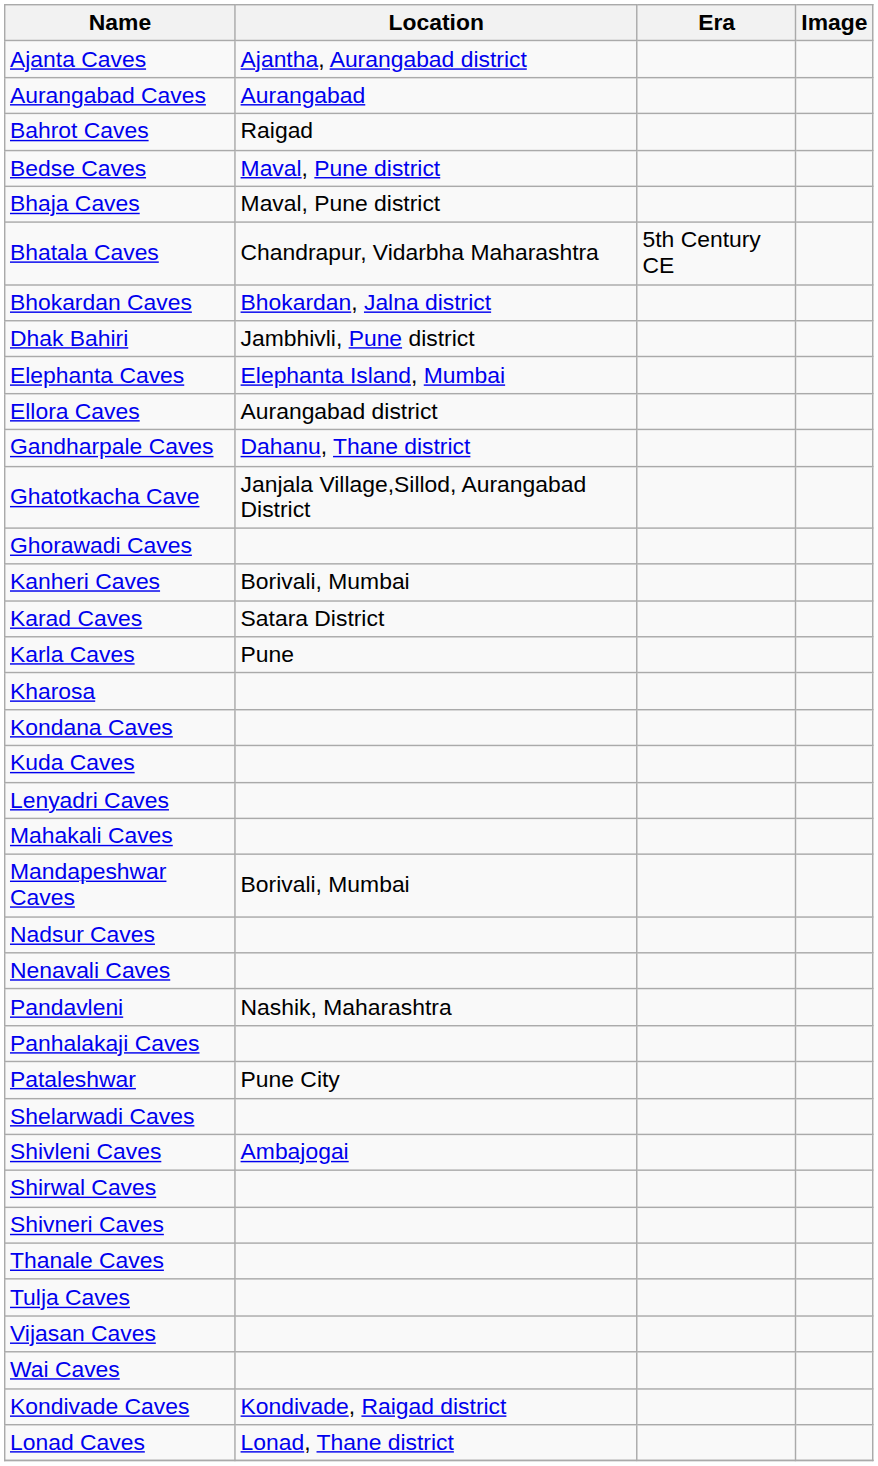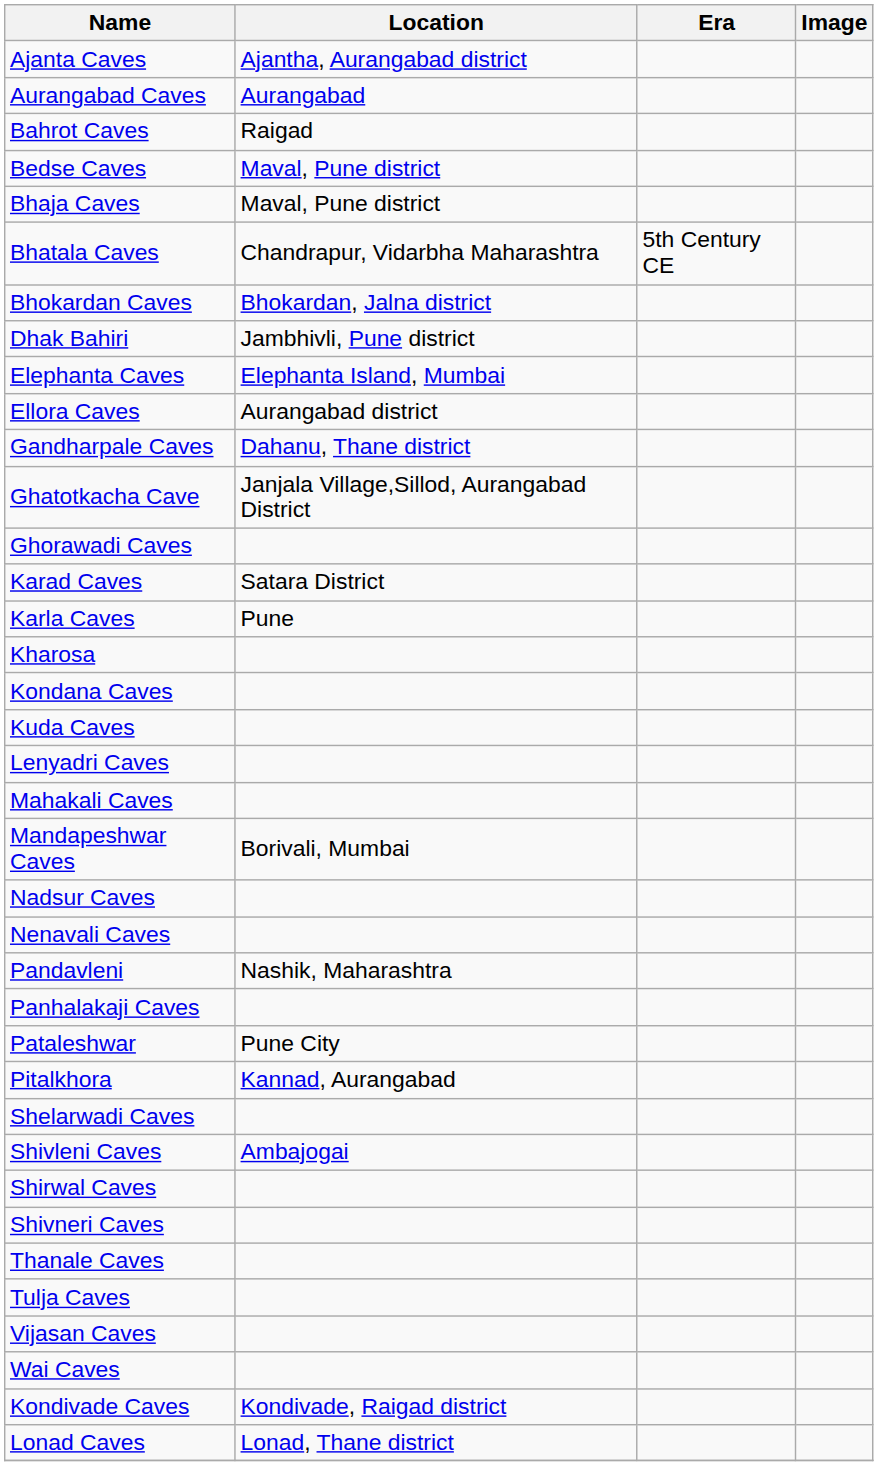- row: (85, 582)
+ row: (61, 1079)
